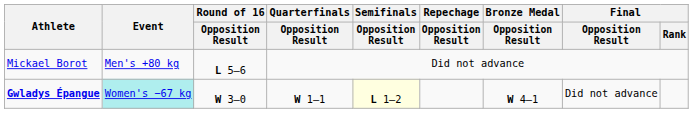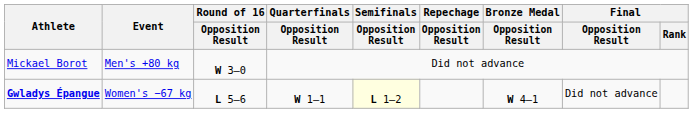(231, 70) L 5–6 -> (231, 70) W 3–0
(148, 94) paleturquoise background -> (148, 94) no background
(231, 100) W 3–0 -> (231, 100) L 5–6
